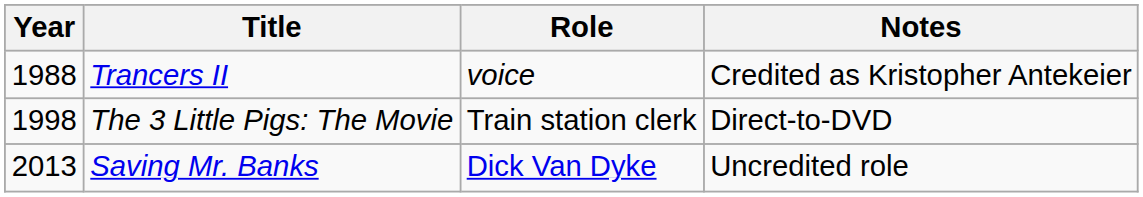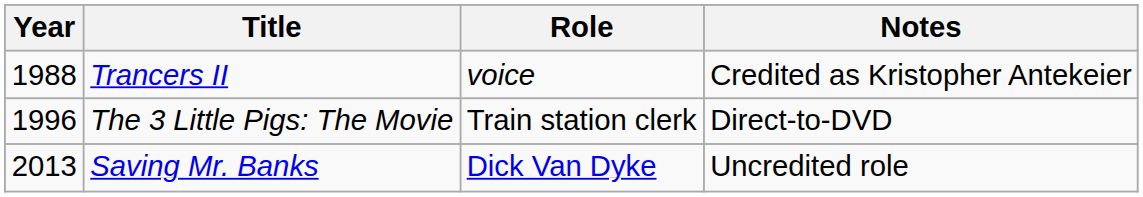(44, 120) 1998 -> (44, 120) 1996
